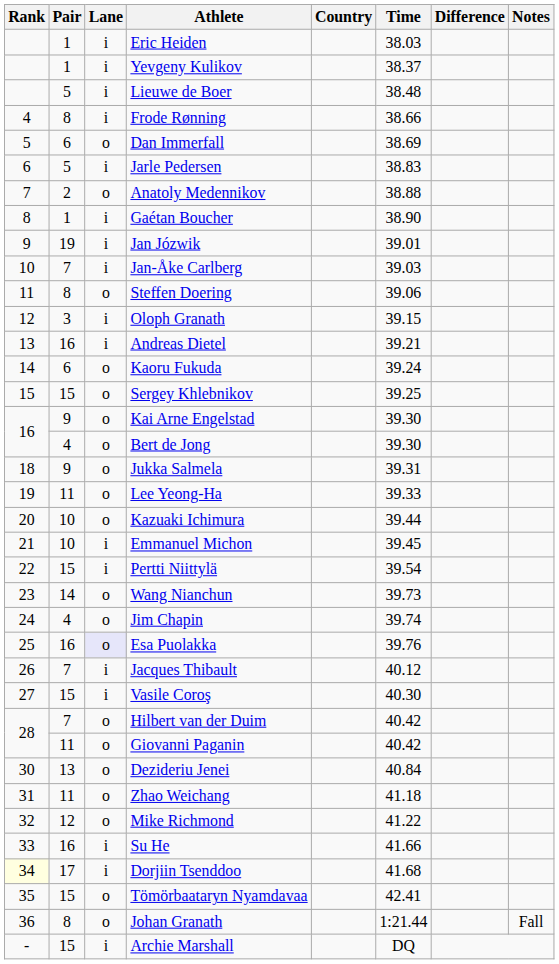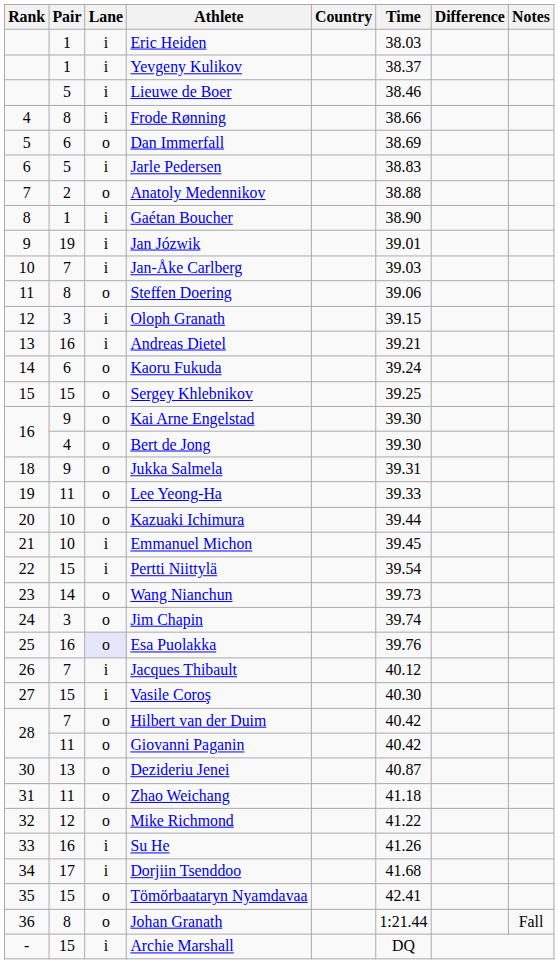(403, 92) 38.48 -> (403, 92) 38.46
(67, 619) 4 -> (67, 619) 3
(403, 770) 40.84 -> (403, 770) 40.87
(403, 846) 41.66 -> (403, 846) 41.26
(27, 871) lightyellow background -> (27, 871) no background
